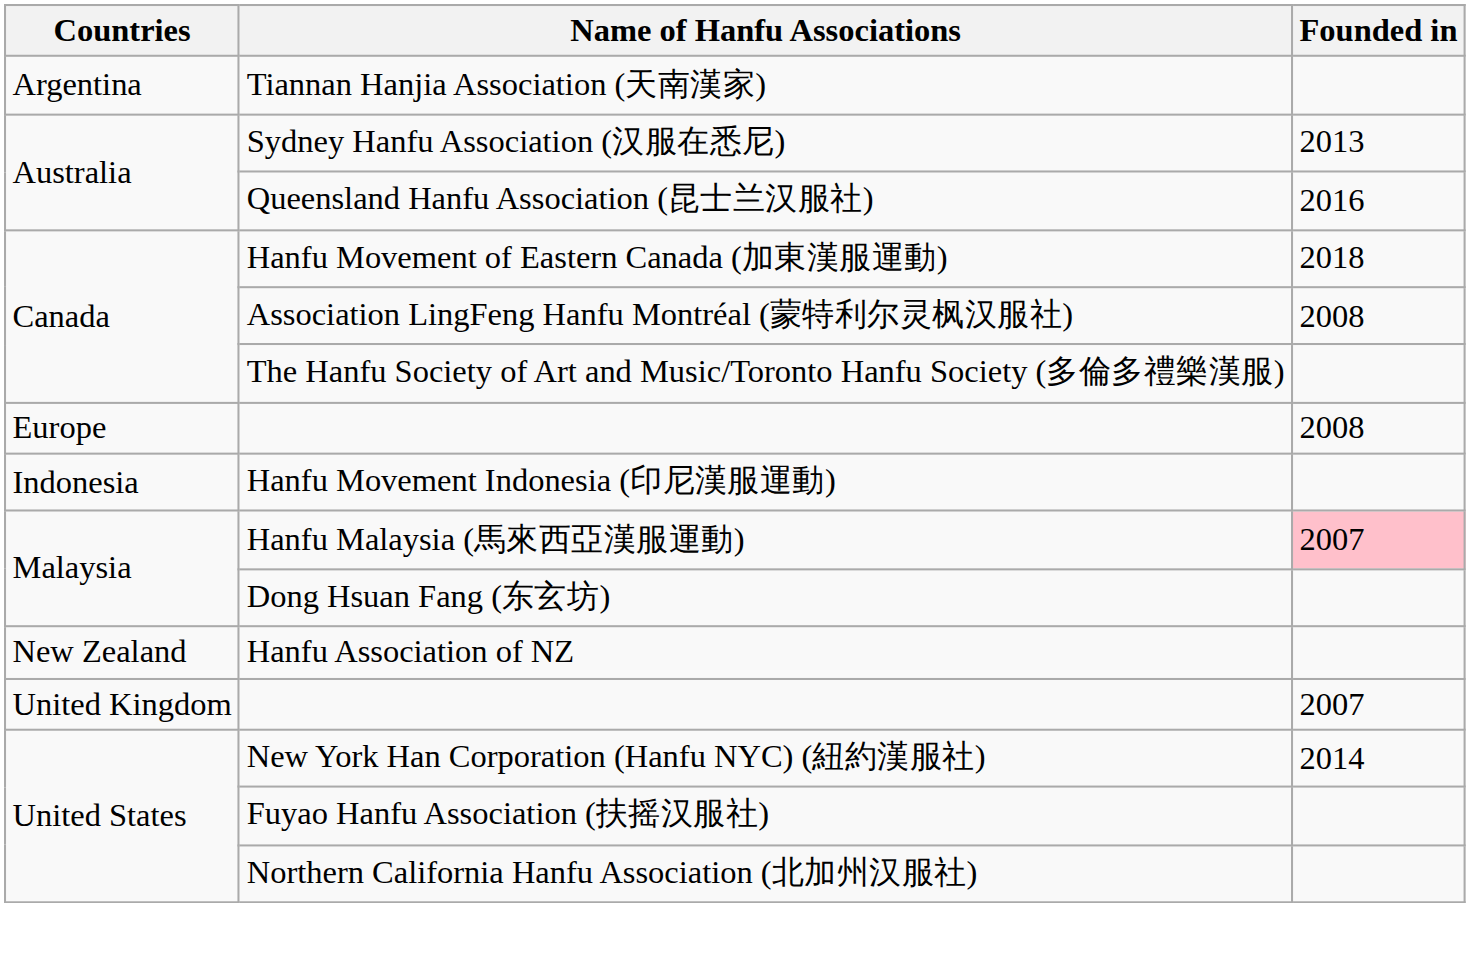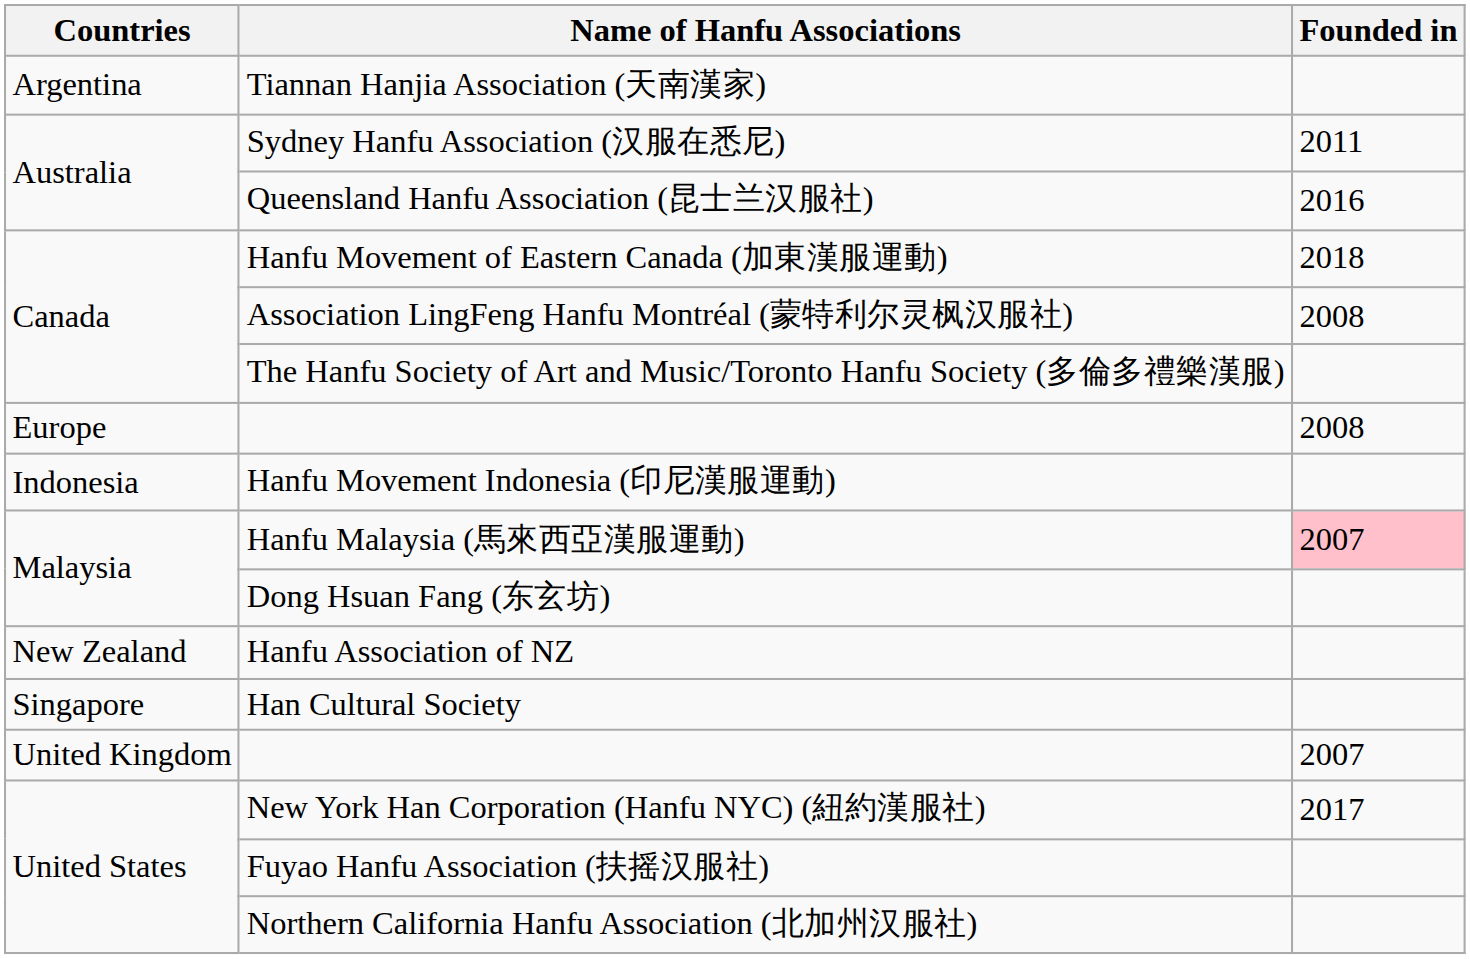(1332, 142) 2013 -> (1331, 142) 2011
+ row: (78, 703)
(1332, 757) 2014 -> (1332, 809) 2017
